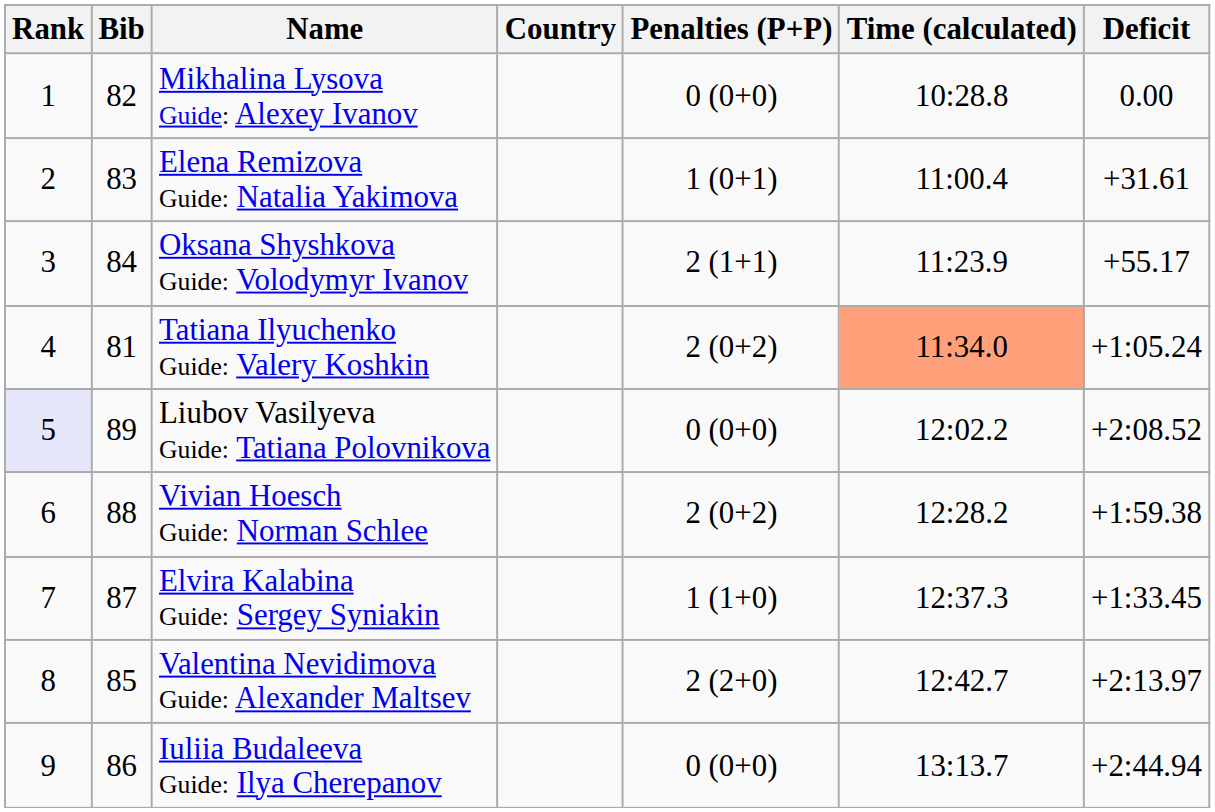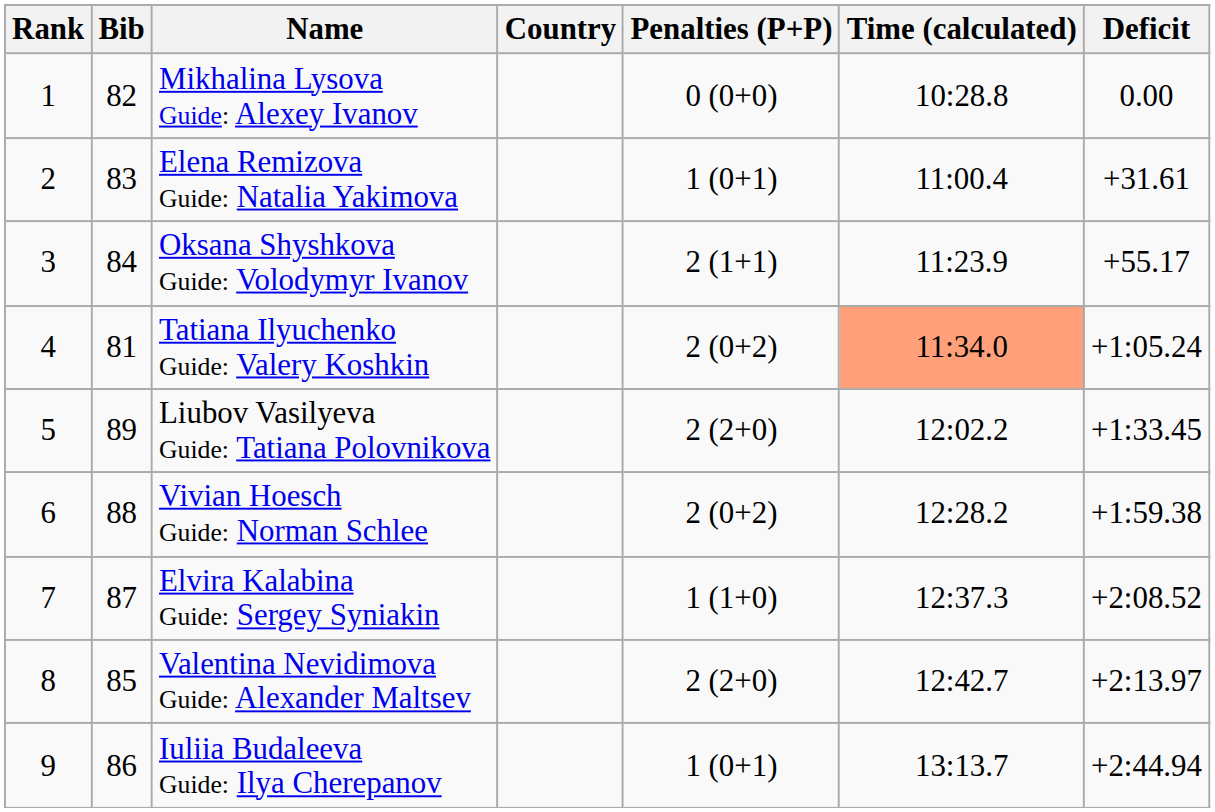(48, 430) lavender background -> (48, 430) no background
(731, 430) 0 (0+0) -> (731, 430) 2 (2+0)
(1146, 430) +2:08.52 -> (1146, 430) +1:33.45
(1146, 597) +1:33.45 -> (1146, 597) +2:08.52
(731, 765) 0 (0+0) -> (731, 765) 1 (0+1)
